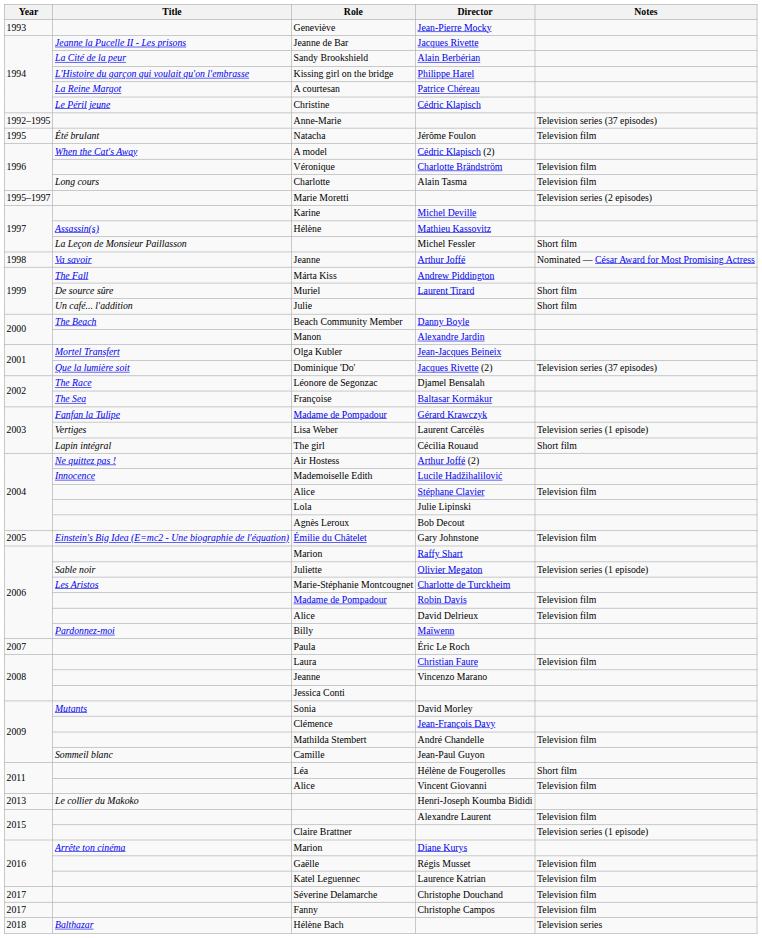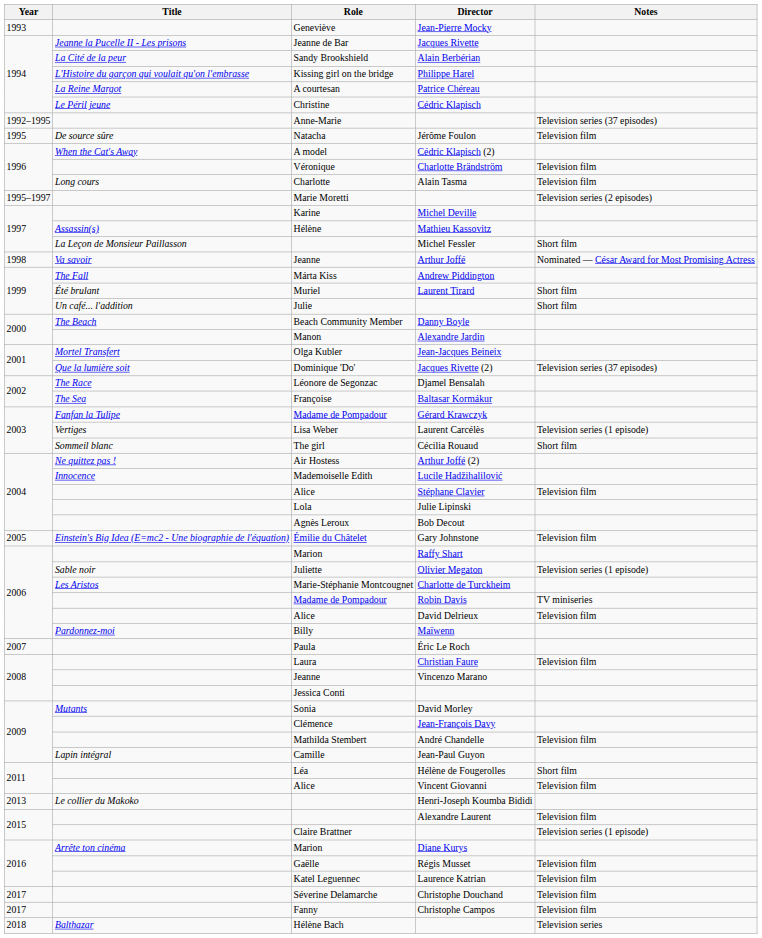(77, 136) Été brulant -> (84, 136) De source sûre
(84, 290) De source sûre -> (77, 290) Été brulant
(83, 445) Lapin intégral -> (84, 445) Sommeil blanc
(567, 600) Television film -> (565, 600) TV miniseries
(84, 755) Sommeil blanc -> (83, 755) Lapin intégral
